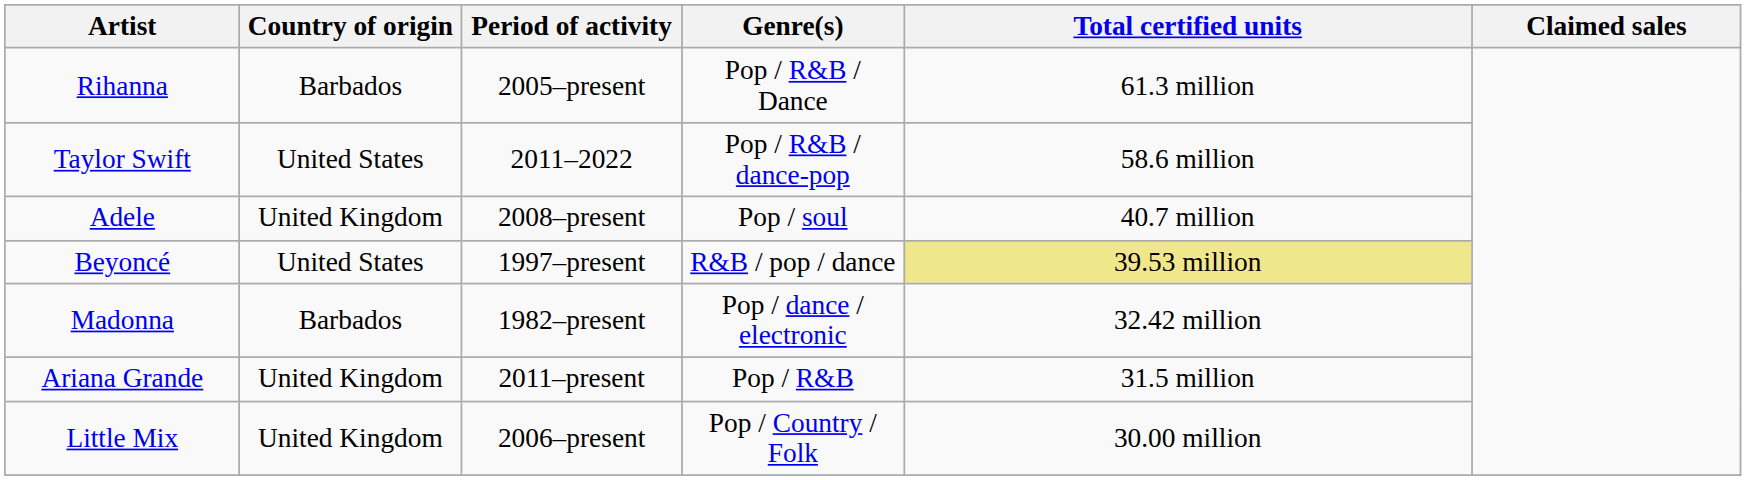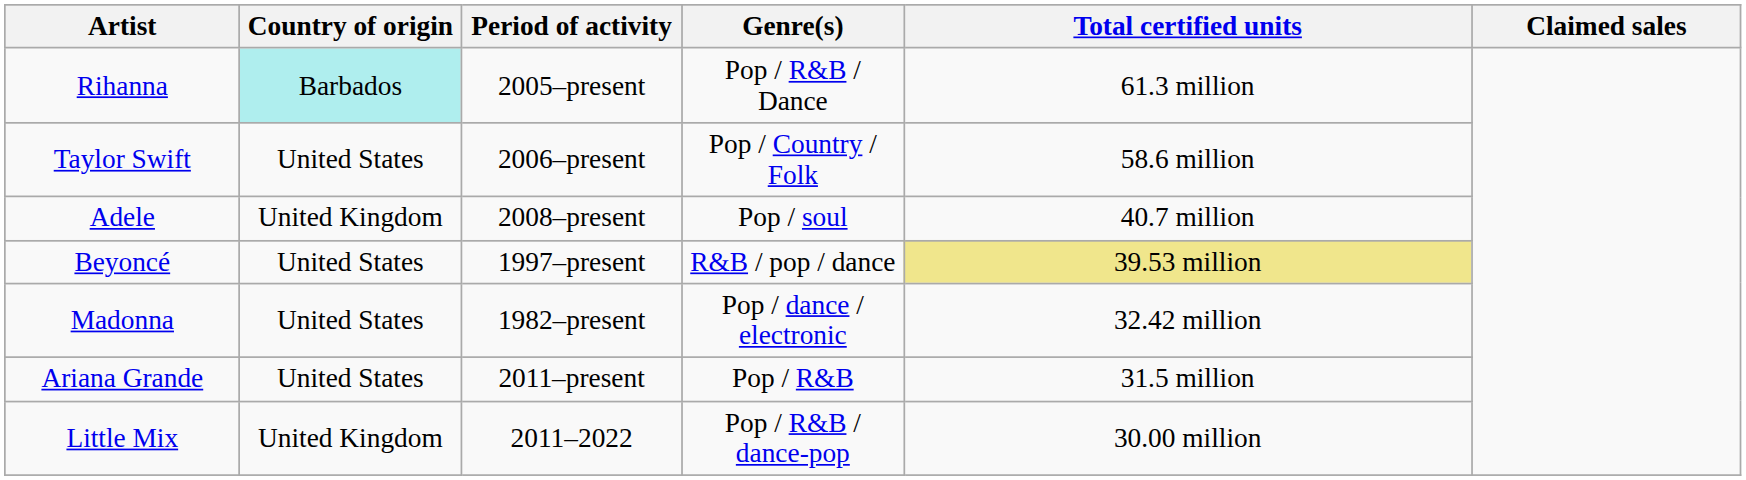(350, 84) no background -> (350, 84) paleturquoise background
(572, 159) 2011–2022 -> (572, 159) 2006–present
(793, 159) Pop / R&B / dance-pop -> (793, 159) Pop / Country / Folk
(350, 320) Barbados -> (350, 320) United States
(350, 378) United Kingdom -> (350, 378) United States
(572, 437) 2006–present -> (572, 437) 2011–2022
(793, 437) Pop / Country / Folk -> (793, 437) Pop / R&B / dance-pop
